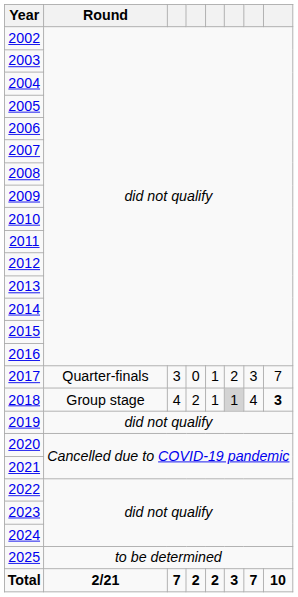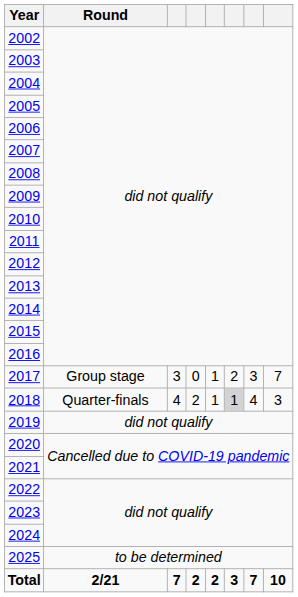(105, 377) Quarter-finals -> (105, 377) Group stage
(105, 399) Group stage -> (105, 399) Quarter-finals
(278, 399) bold -> (278, 399) normal
